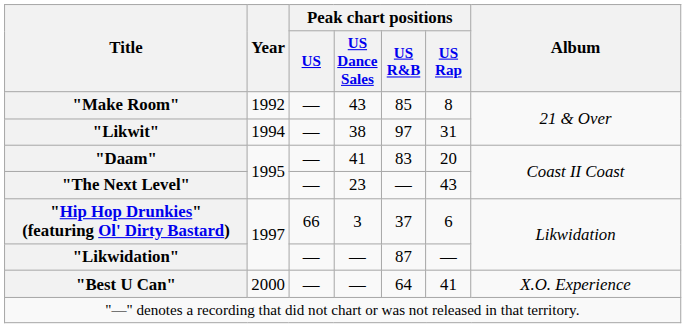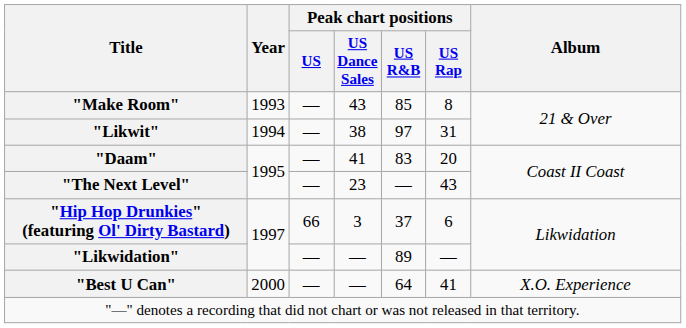(268, 105) 1992 -> (268, 105) 1993
(404, 257) 87 -> (404, 257) 89
